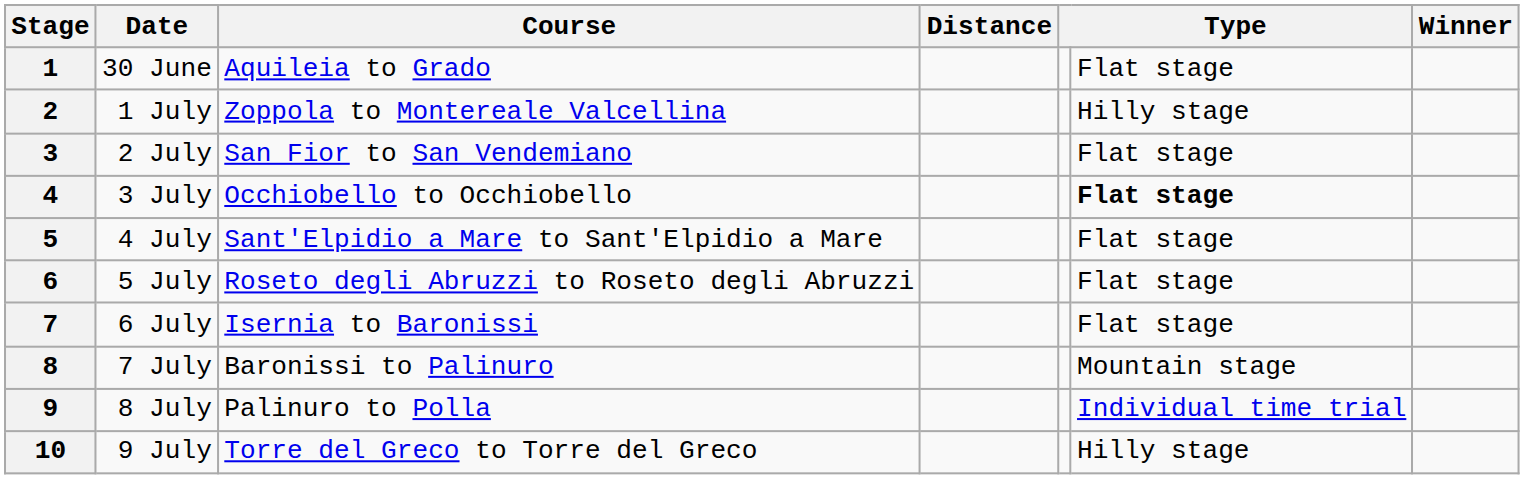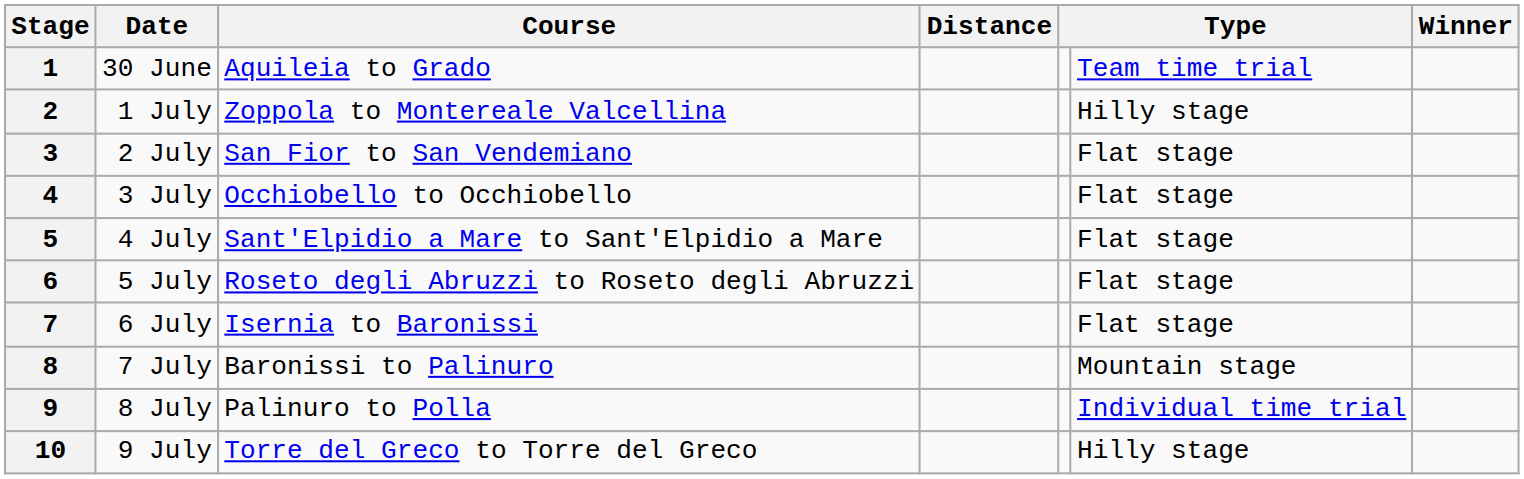(1155, 69) Flat stage -> (1195, 69) Team time trial
(1155, 197) bold -> (1155, 197) normal
